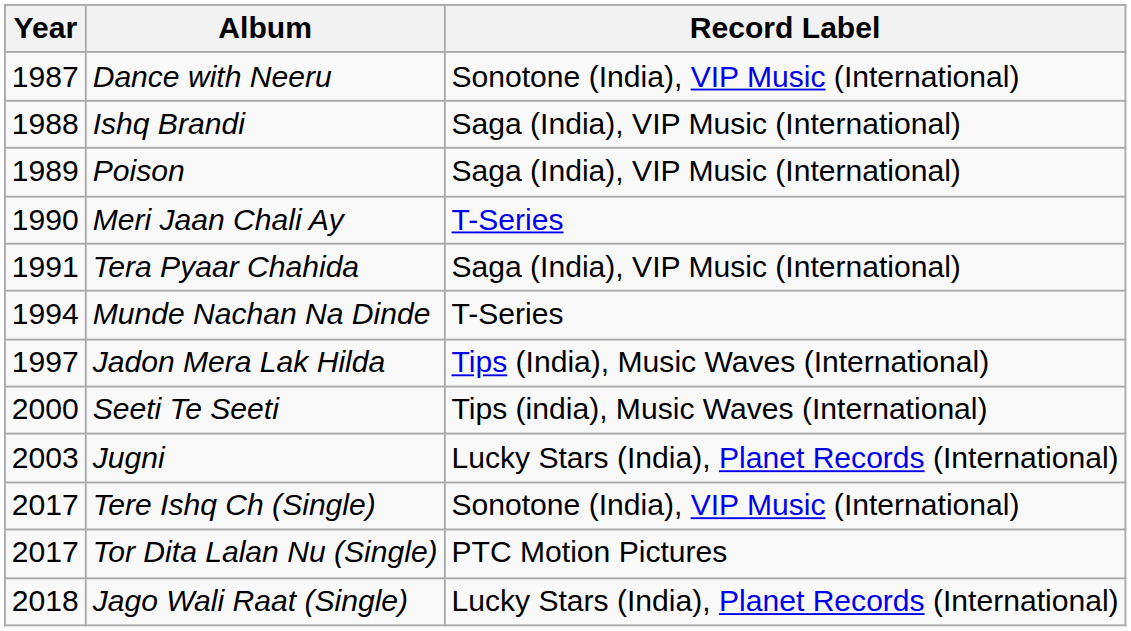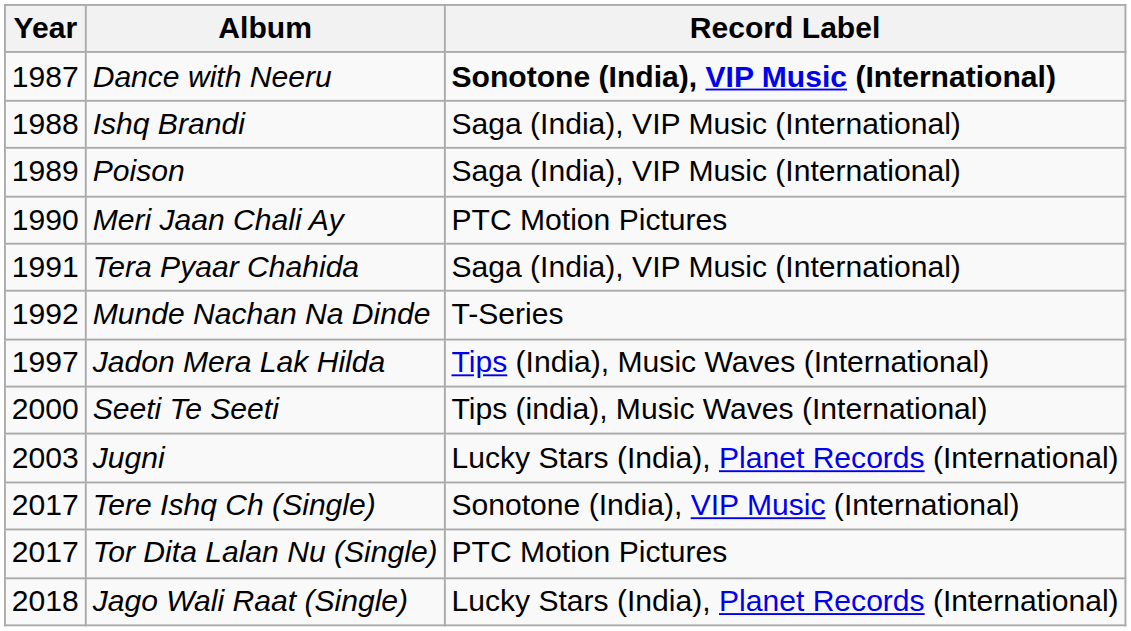(735, 76) normal -> (754, 76) bold
(508, 219) T-Series -> (589, 219) PTC Motion Pictures
(45, 314) 1994 -> (45, 314) 1992
